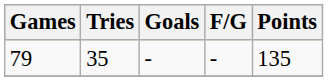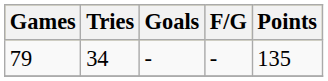(97, 57) 35 -> (97, 57) 34
